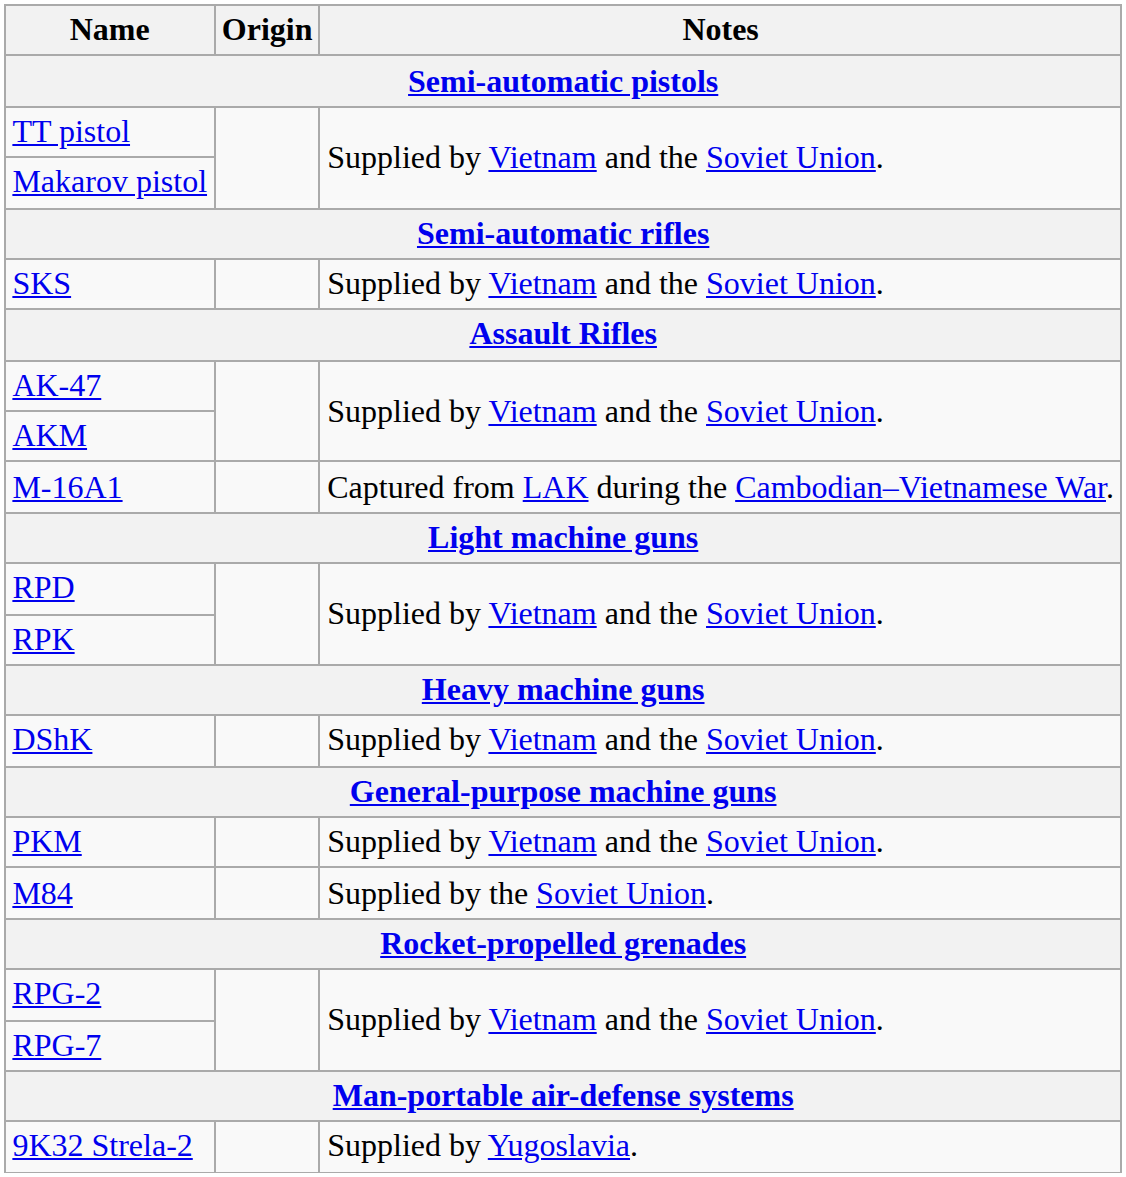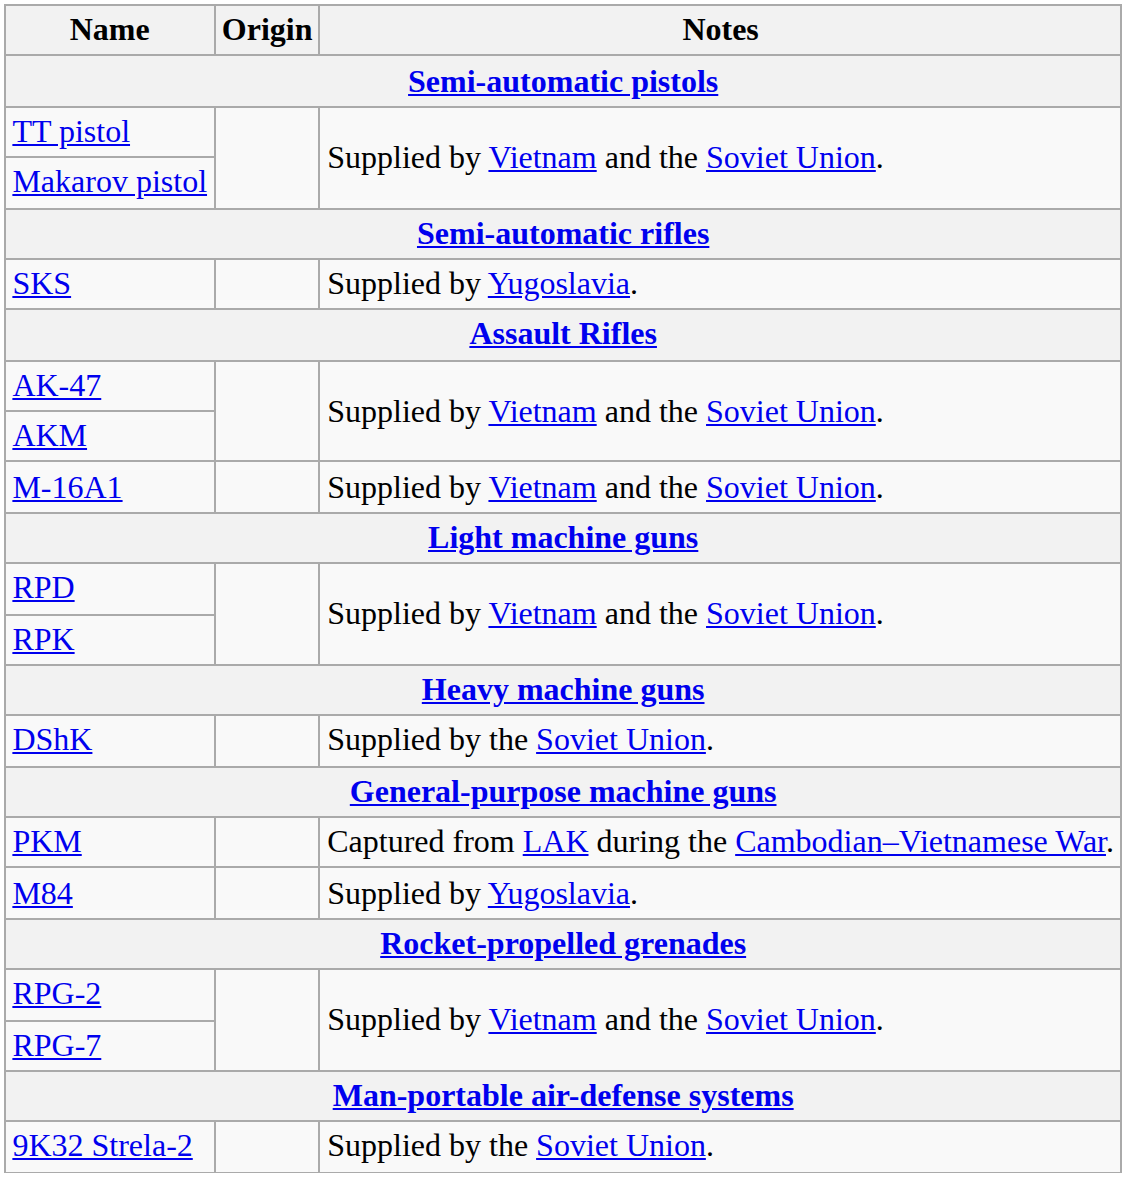(606, 283) Supplied by Vietnam and the Soviet Union. -> (483, 283) Supplied by Yugoslavia.
(721, 486) Captured from LAK during the Cambodian–Vietnamese War. -> (606, 486) Supplied by Vietnam and the Soviet Union.
(606, 740) Supplied by Vietnam and the Soviet Union. -> (521, 740) Supplied by the Soviet Union.
(606, 841) Supplied by Vietnam and the Soviet Union. -> (721, 841) Captured from LAK during the Cambodian–Vietnamese War.
(521, 892) Supplied by the Soviet Union. -> (483, 892) Supplied by Yugoslavia.
(483, 1146) Supplied by Yugoslavia. -> (521, 1146) Supplied by the Soviet Union.
